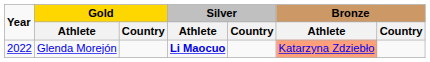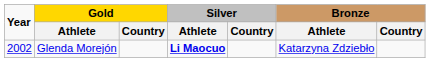(19, 48) 2022 -> (19, 48) 2002
(327, 48) lightsalmon background -> (327, 48) no background
